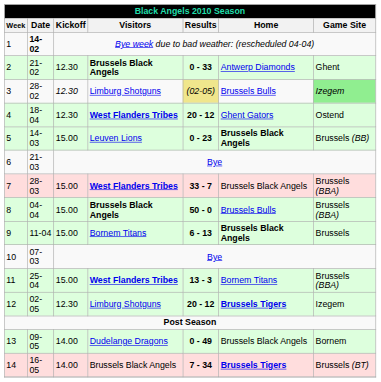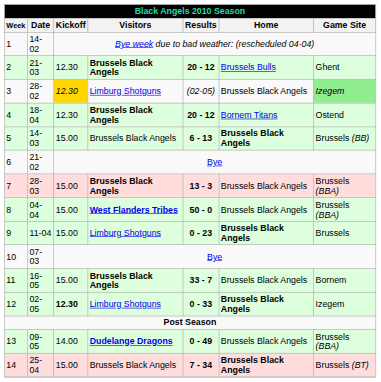(36, 44) bold -> (36, 44) normal
(36, 68) 21-02 -> (36, 68) 21-03
(201, 68) 0 - 33 -> (201, 68) 20 - 12
(258, 68) Antwerp Diamonds -> (248, 68) Brussels Bulls
(67, 92) no background -> (67, 92) gold background
(201, 92) khaki background -> (201, 92) no background
(248, 92) Brussels Bulls -> (264, 92) Brussels Black Angels
(134, 115) West Flanders Tribes -> (121, 115) Brussels Black Angels
(247, 115) Ghent Gators -> (249, 115) Bornem Titans
(116, 139) Leuven Lions -> (133, 139) Brussels Black Angels
(201, 139) 0 - 23 -> (201, 139) 6 - 13
(36, 162) 21-03 -> (36, 162) 21-02
(134, 186) West Flanders Tribes -> (121, 186) Brussels Black Angels
(201, 186) 33 - 7 -> (201, 186) 13 - 3
(121, 210) Brussels Black Angels -> (134, 210) West Flanders Tribes
(248, 210) Brussels Bulls -> (264, 210) Brussels Black Angels
(118, 233) Bornem Titans -> (125, 233) Limburg Shotguns
(201, 233) 6 - 13 -> (201, 233) 0 - 23
(36, 281) 25-04 -> (36, 281) 16-05
(134, 281) West Flanders Tribes -> (121, 281) Brussels Black Angels
(201, 281) 13 - 3 -> (201, 281) 33 - 7
(249, 281) Bornem Titans -> (264, 281) Brussels Black Angels
(332, 281) Brussels (BBA) -> (331, 281) Bornem
(67, 304) normal -> (67, 304) bold
(201, 304) 20 - 12 -> (201, 304) 0 - 33
(254, 304) Brussels Tigers -> (252, 304) Brussels Black Angels
(129, 342) normal -> (131, 342) bold
(331, 342) Bornem -> (332, 342) Brussels (BBA)
(36, 365) 16-05 -> (36, 365) 25-04
(67, 365) 14.00 -> (67, 365) 15.00
(254, 365) Brussels Tigers -> (252, 365) Brussels Black Angels
